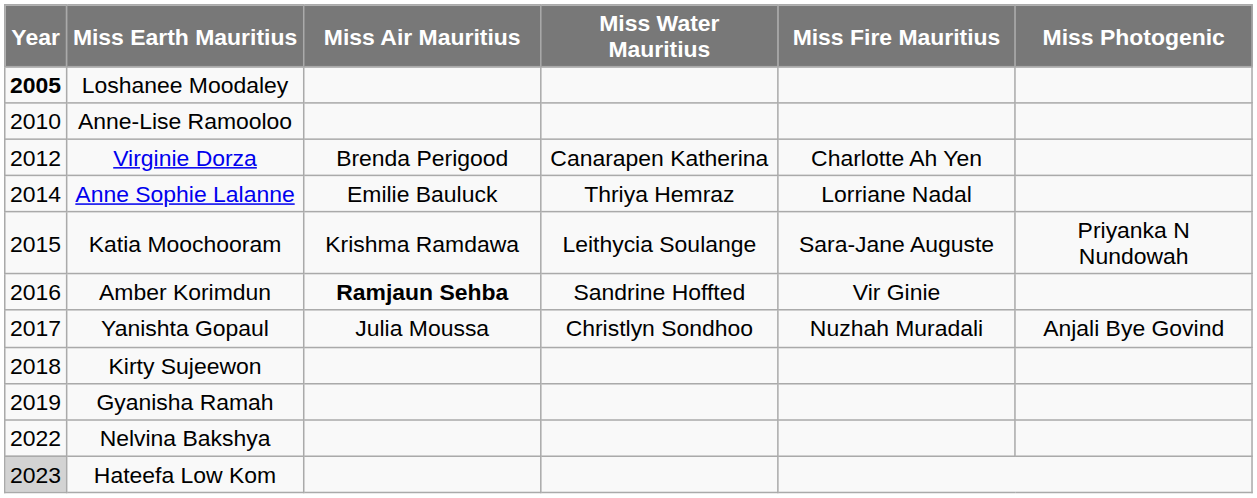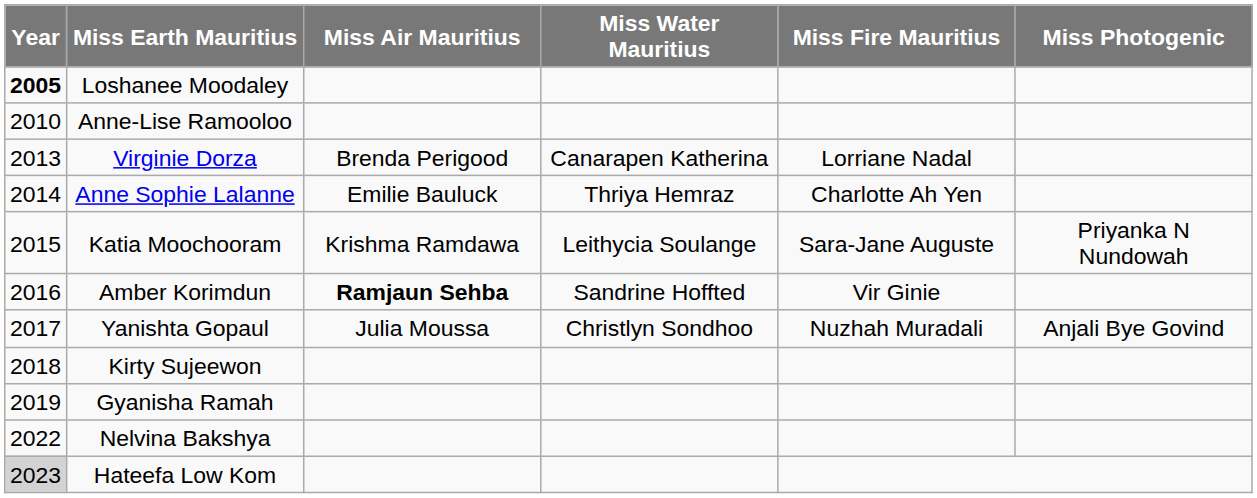(36, 158) 2012 -> (36, 158) 2013
(897, 158) Charlotte Ah Yen -> (897, 158) Lorriane Nadal
(897, 194) Lorriane Nadal -> (897, 194) Charlotte Ah Yen
